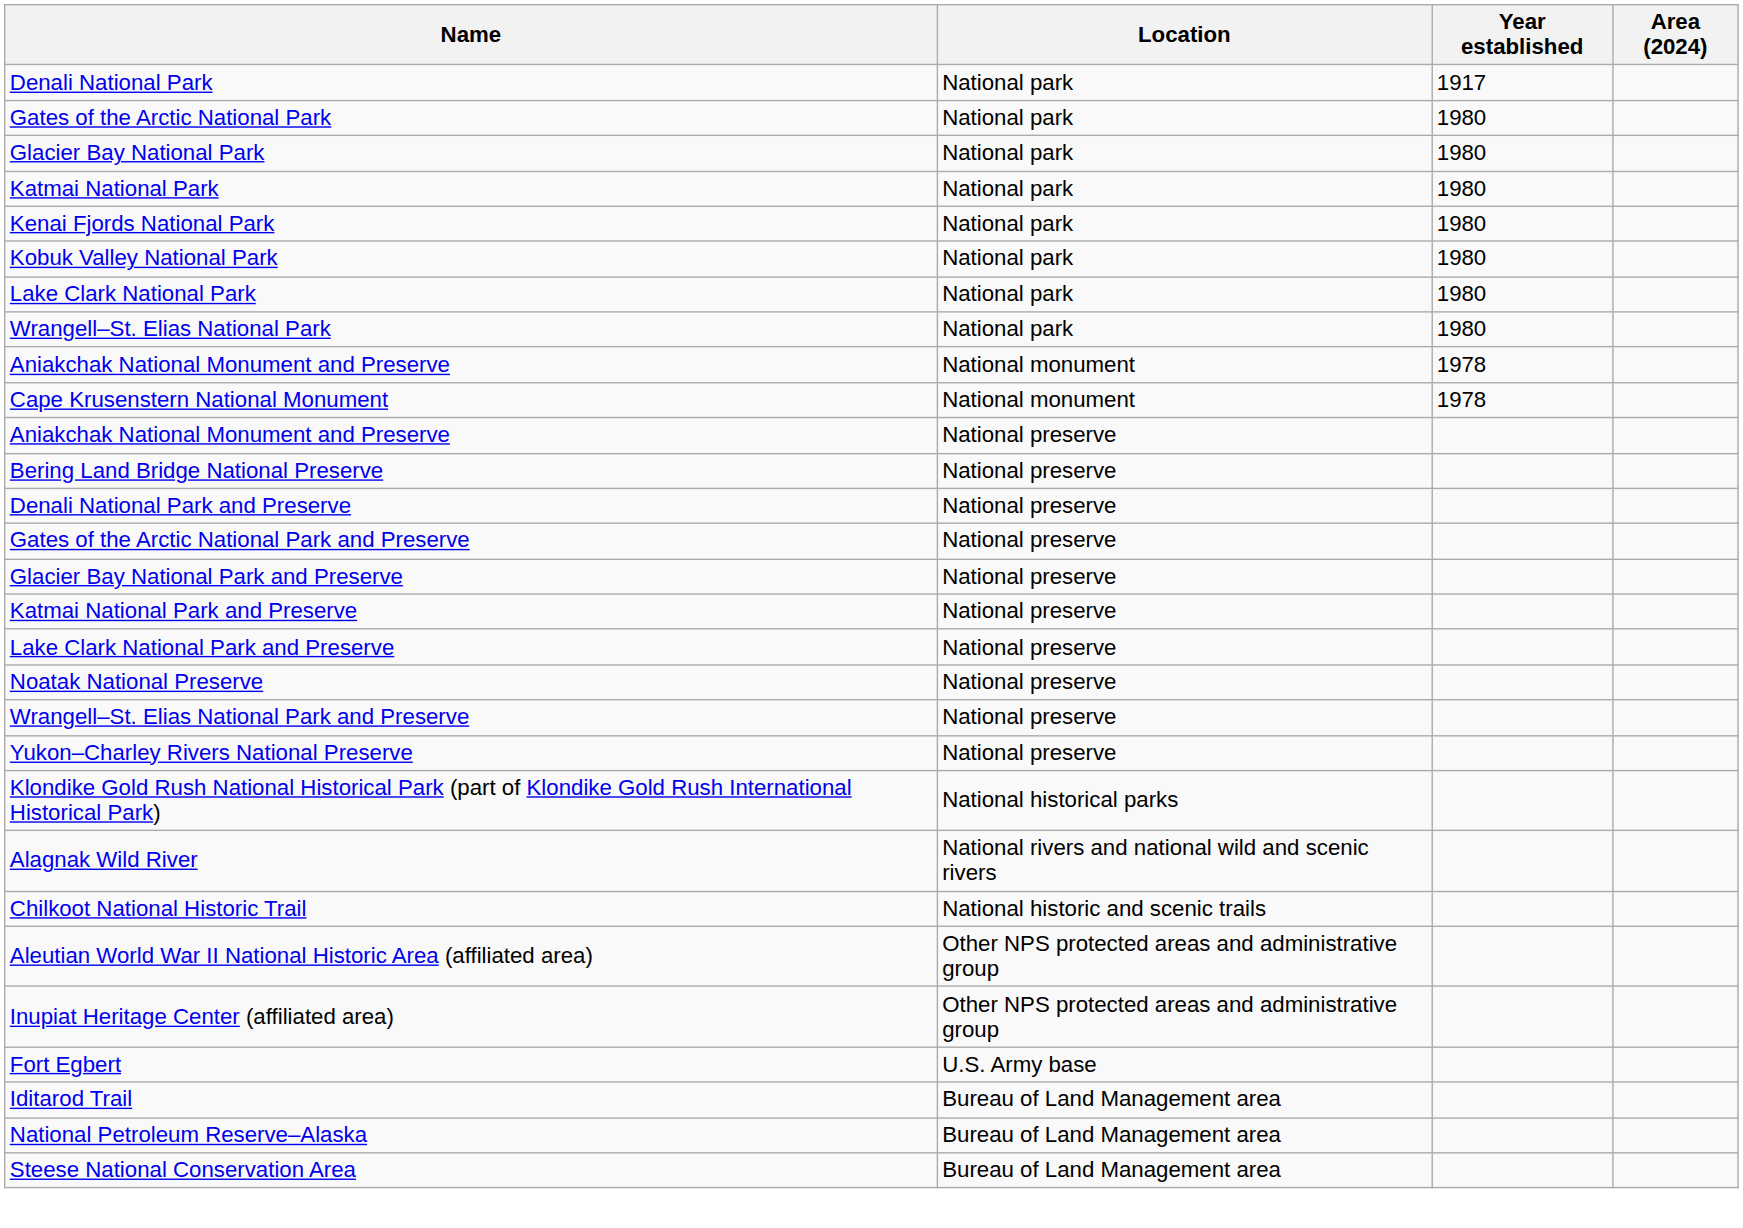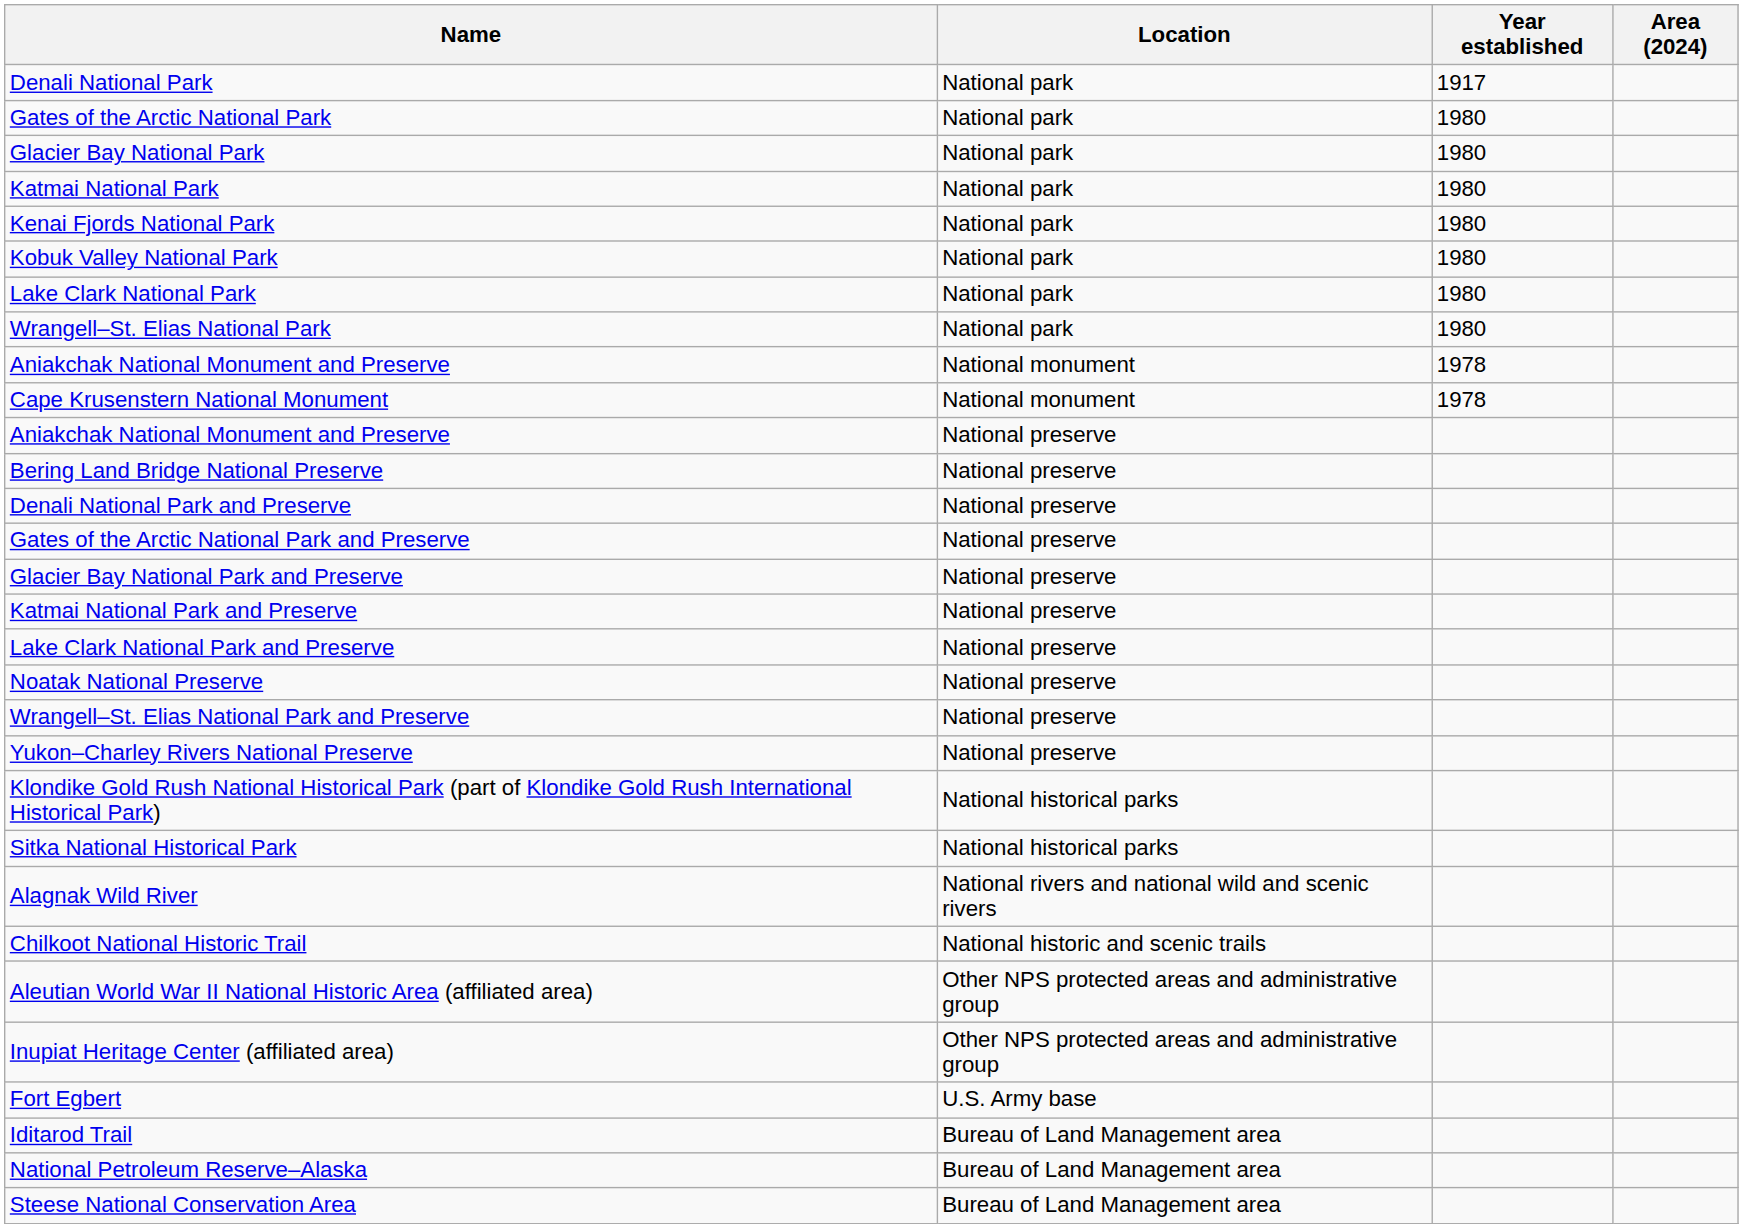+ row: (153, 848)
